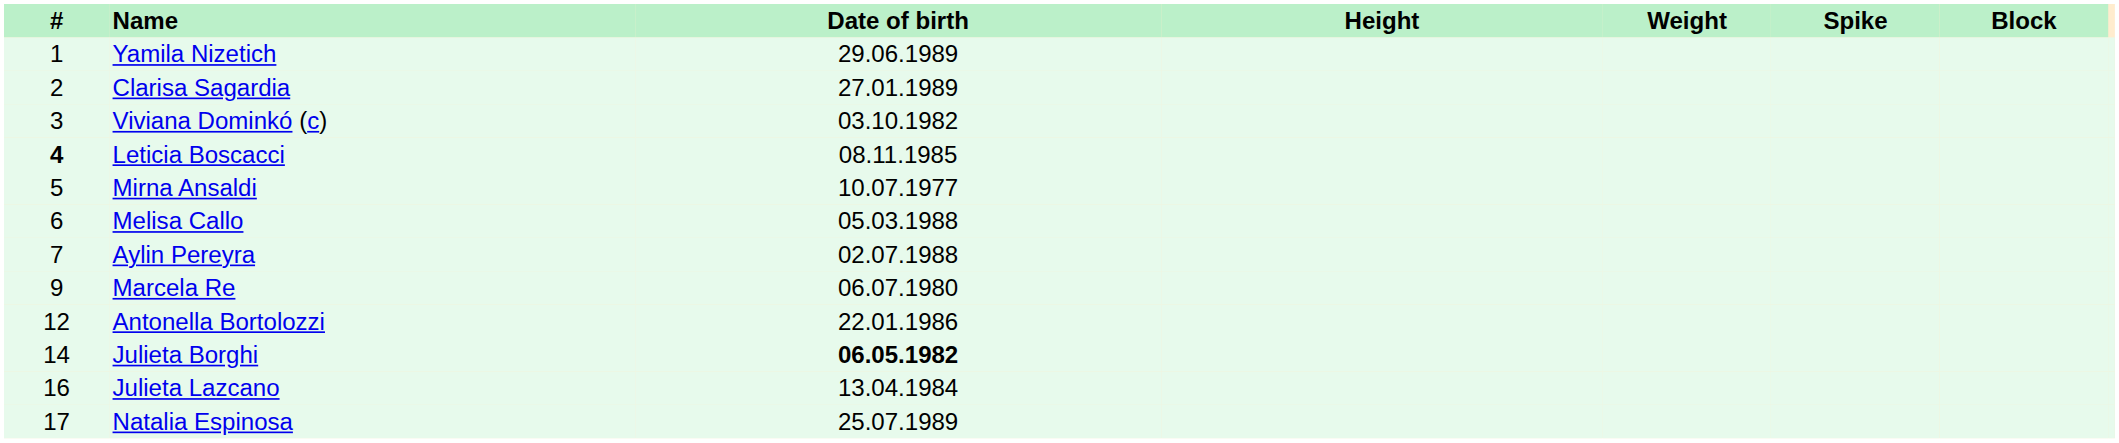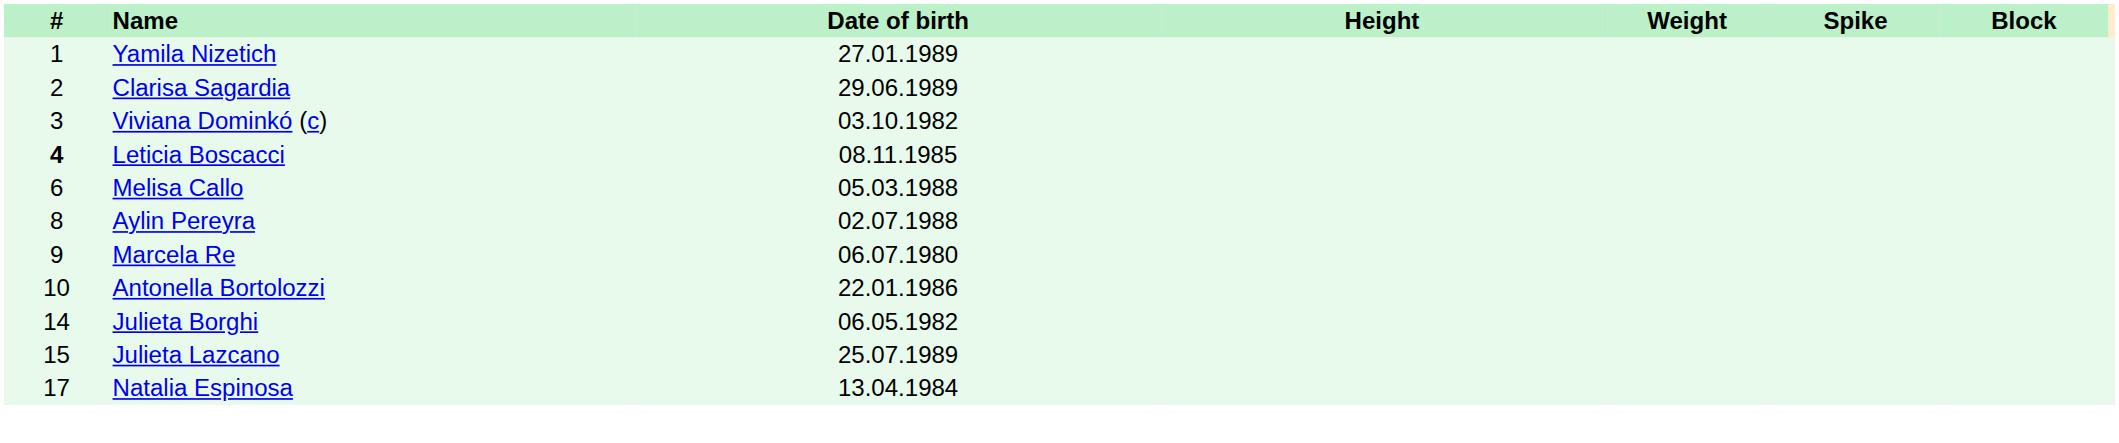(898, 54) 29.06.1989 -> (898, 54) 27.01.1989
(898, 88) 27.01.1989 -> (898, 88) 29.06.1989
- row: (185, 188)
(57, 254) 7 -> (57, 221) 8
(57, 321) 12 -> (57, 288) 10
(898, 355) bold -> (898, 321) normal
(57, 388) 16 -> (57, 355) 15
(898, 388) 13.04.1984 -> (898, 355) 25.07.1989
(898, 421) 25.07.1989 -> (898, 388) 13.04.1984
